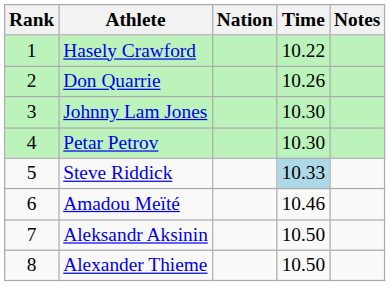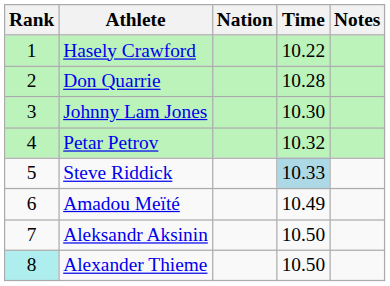(303, 81) 10.26 -> (303, 81) 10.28
(303, 142) 10.30 -> (303, 142) 10.32
(303, 204) 10.46 -> (303, 204) 10.49
(32, 265) no background -> (32, 265) paleturquoise background
